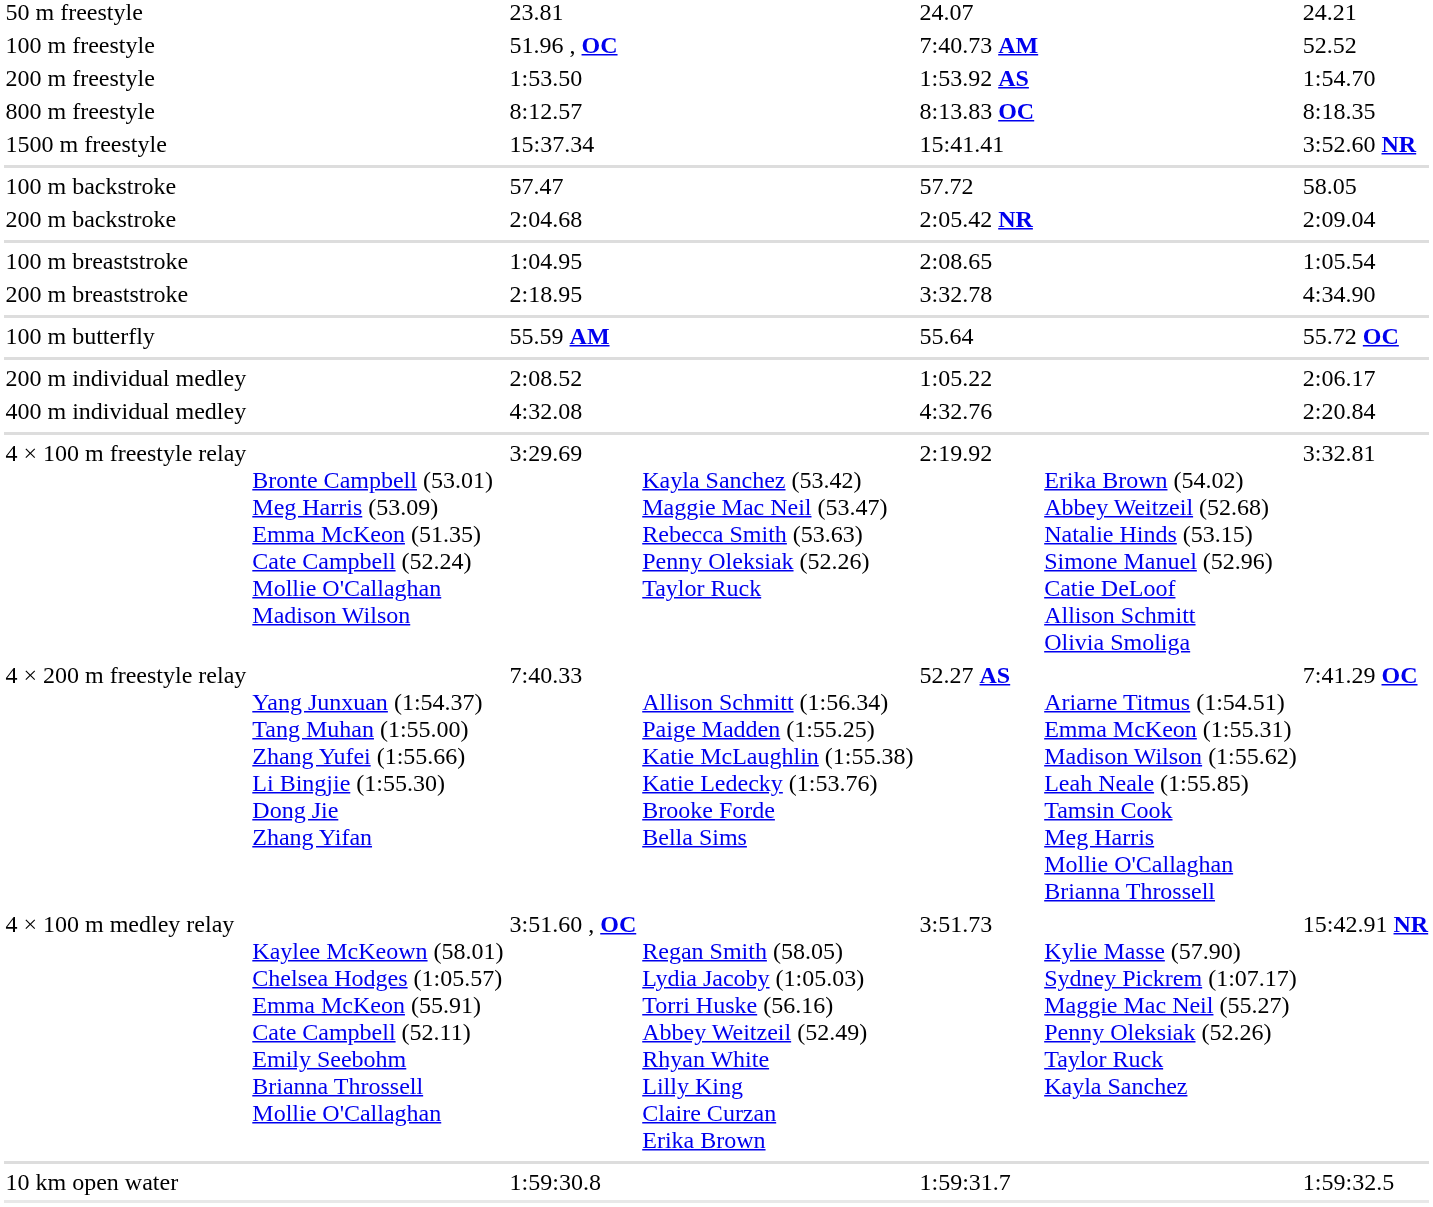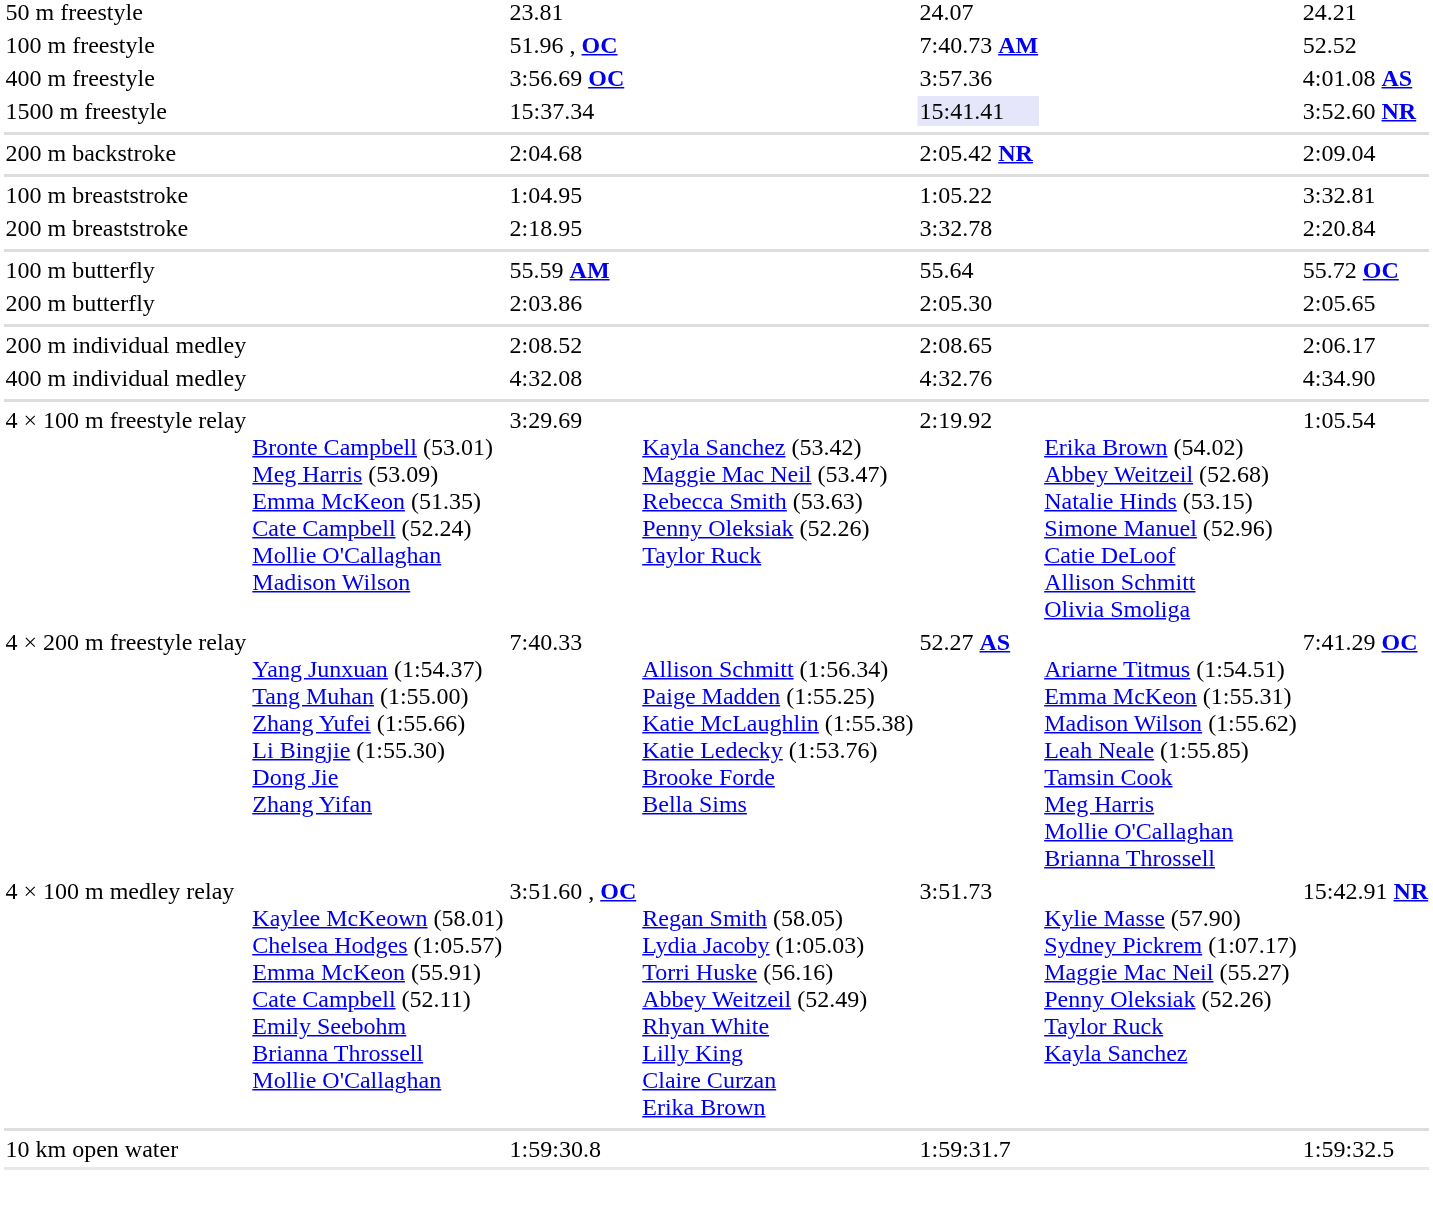- row: (80, 77)
+ row: (80, 77)
- row: (80, 110)
(962, 143) no background -> (962, 110) lavender background
- row: (91, 185)
(956, 260) 2:08.65 -> (956, 194) 1:05.22
(1339, 260) 1:05.54 -> (1339, 194) 3:32.81
(1339, 293) 4:34.90 -> (1339, 227) 2:20.84
+ row: (80, 302)
(956, 377) 1:05.22 -> (956, 344) 2:08.65
(1339, 410) 2:20.84 -> (1339, 377) 4:34.90
(1339, 452) 3:32.81 -> (1339, 419) 1:05.54
